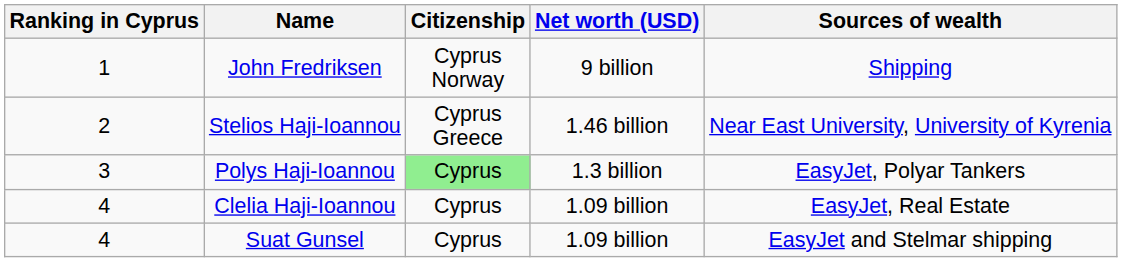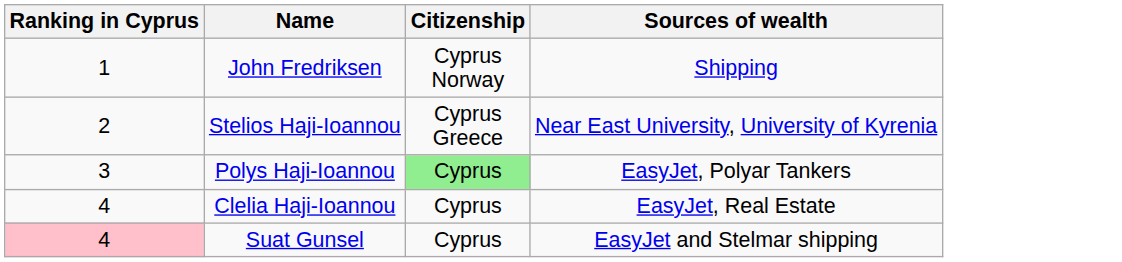- column: (617, 21)
(104, 239) no background -> (104, 239) pink background
